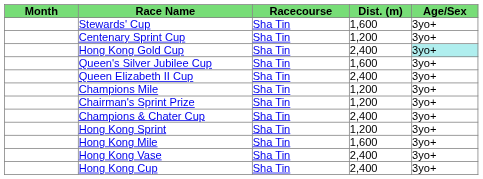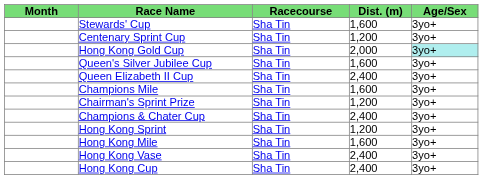(364, 50) 2,400 -> (364, 50) 2,000
(364, 89) 1,200 -> (364, 89) 1,600
